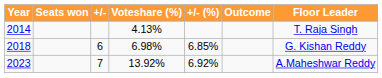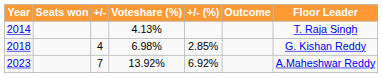(100, 47) 6 -> (100, 47) 4
(203, 47) 6.85% -> (203, 47) 2.85%
